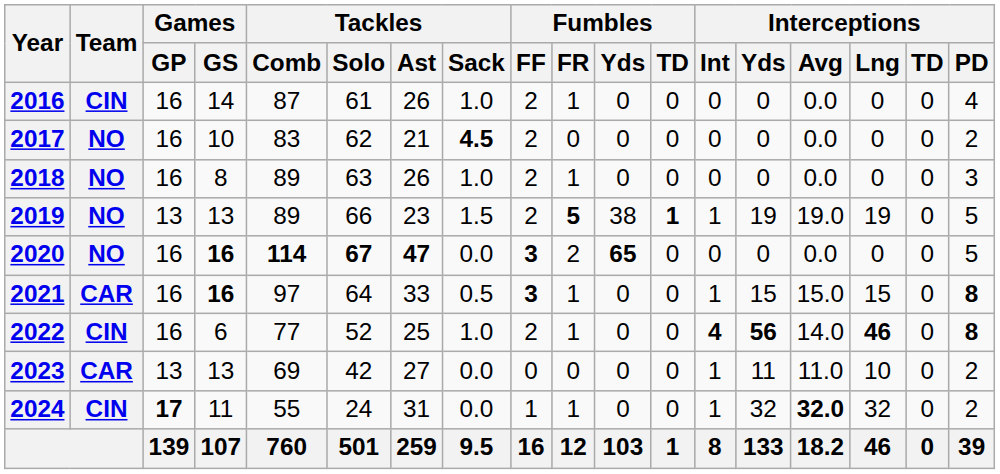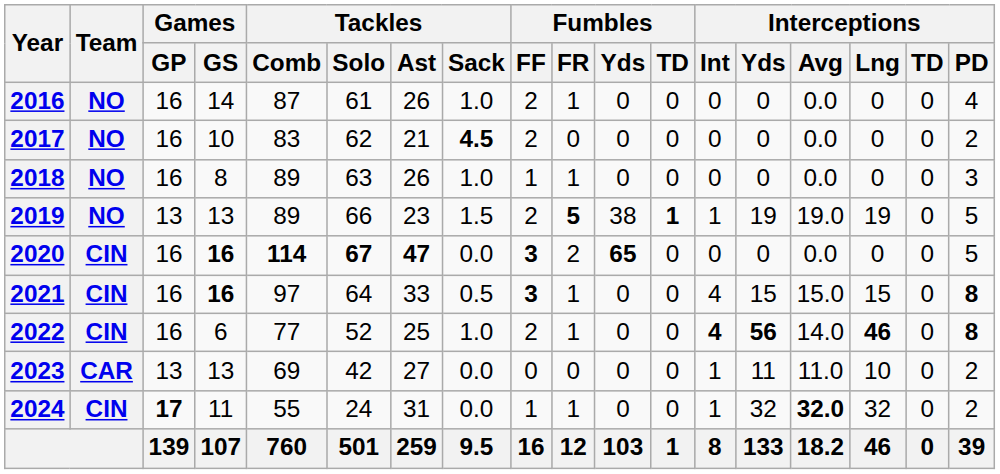(107, 100) CIN -> (107, 100) NO
(531, 178) 2 -> (531, 178) 1
(107, 255) NO -> (107, 255) CIN
(107, 293) CAR -> (107, 293) CIN
(715, 293) 1 -> (715, 293) 4
